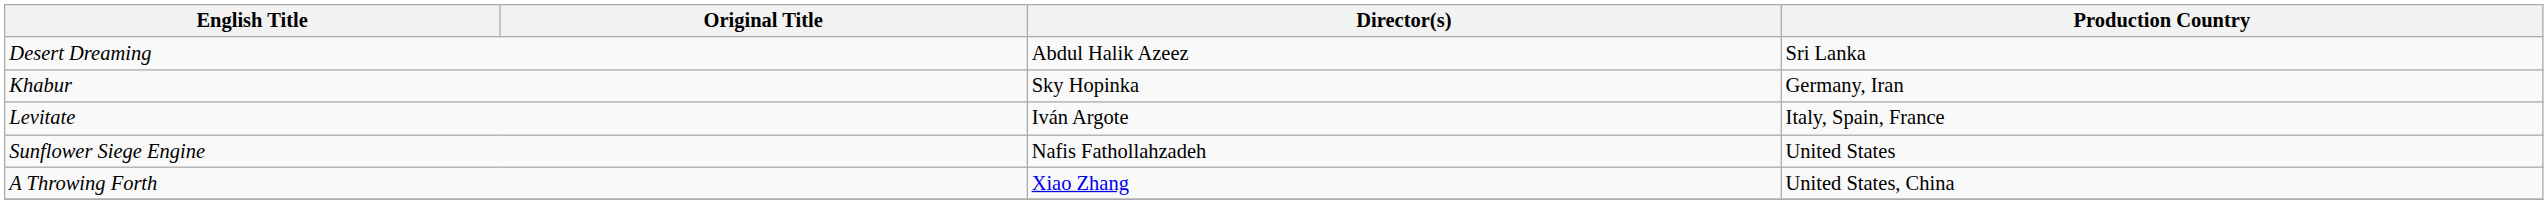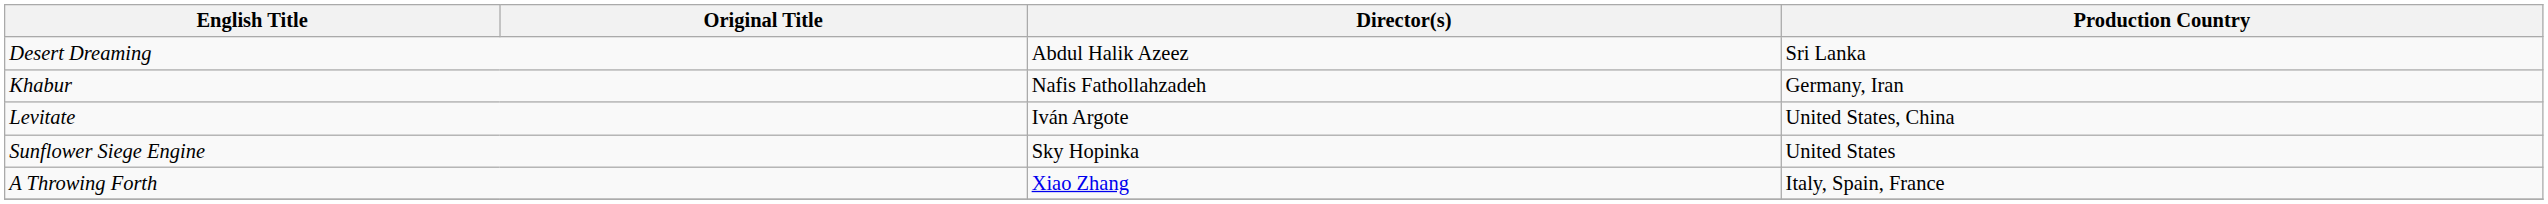(1085, 85) Sky Hopinka -> (1119, 85) Nafis Fathollahzadeh
(1865, 118) Italy, Spain, France -> (1870, 118) United States, China
(1119, 150) Nafis Fathollahzadeh -> (1085, 150) Sky Hopinka
(1870, 183) United States, China -> (1865, 183) Italy, Spain, France
